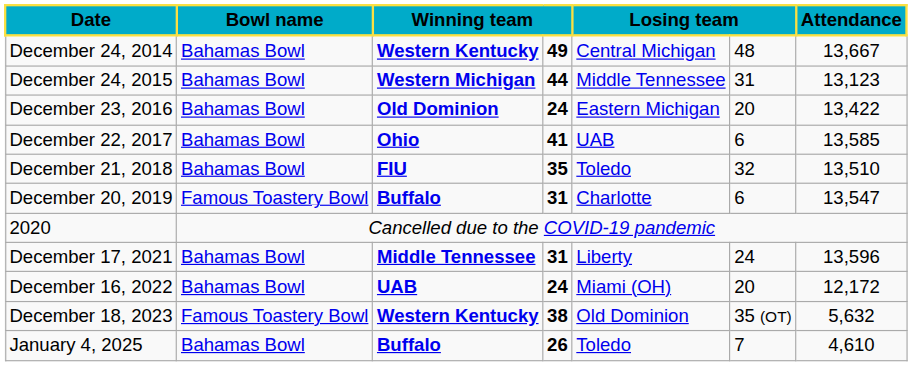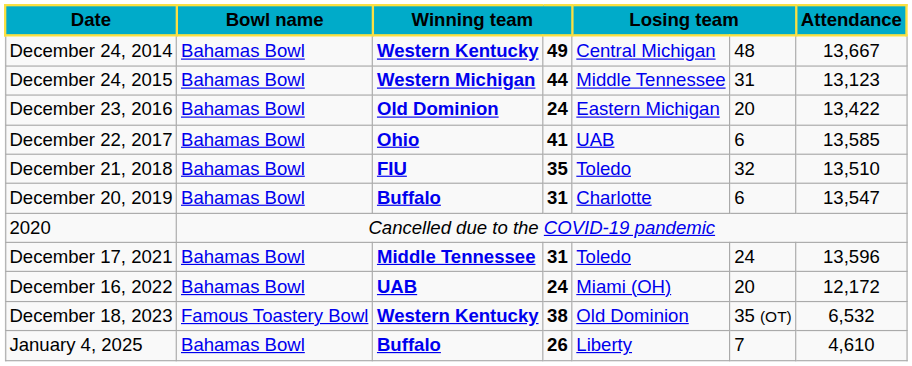(275, 198) Famous Toastery Bowl -> (243, 198) Bahamas Bowl
(604, 257) Liberty -> (604, 257) Toledo
(851, 315) 5,632 -> (851, 315) 6,532
(604, 345) Toledo -> (604, 345) Liberty
